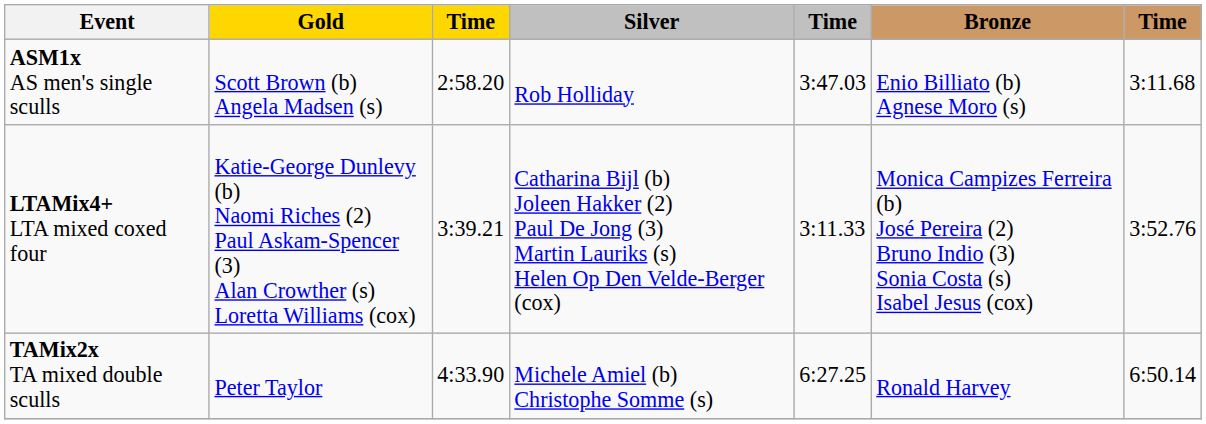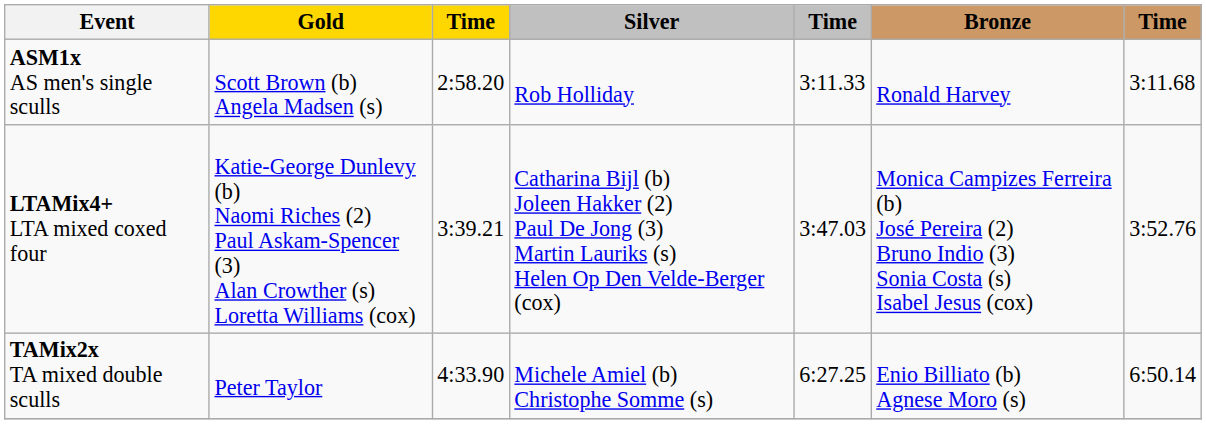(833, 81) 3:47.03 -> (832, 81) 3:11.33
(951, 94) Enio Billiato (b) Agnese Moro (s) -> (943, 94) Ronald Harvey
(832, 228) 3:11.33 -> (833, 228) 3:47.03
(943, 387) Ronald Harvey -> (951, 387) Enio Billiato (b) Agnese Moro (s)
